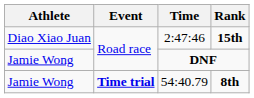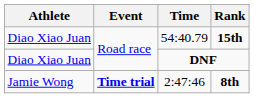(184, 38) 2:47:46 -> (184, 38) 54:40.79
(41, 60) Jamie Wong -> (49, 60) Diao Xiao Juan
(184, 82) 54:40.79 -> (184, 82) 2:47:46
